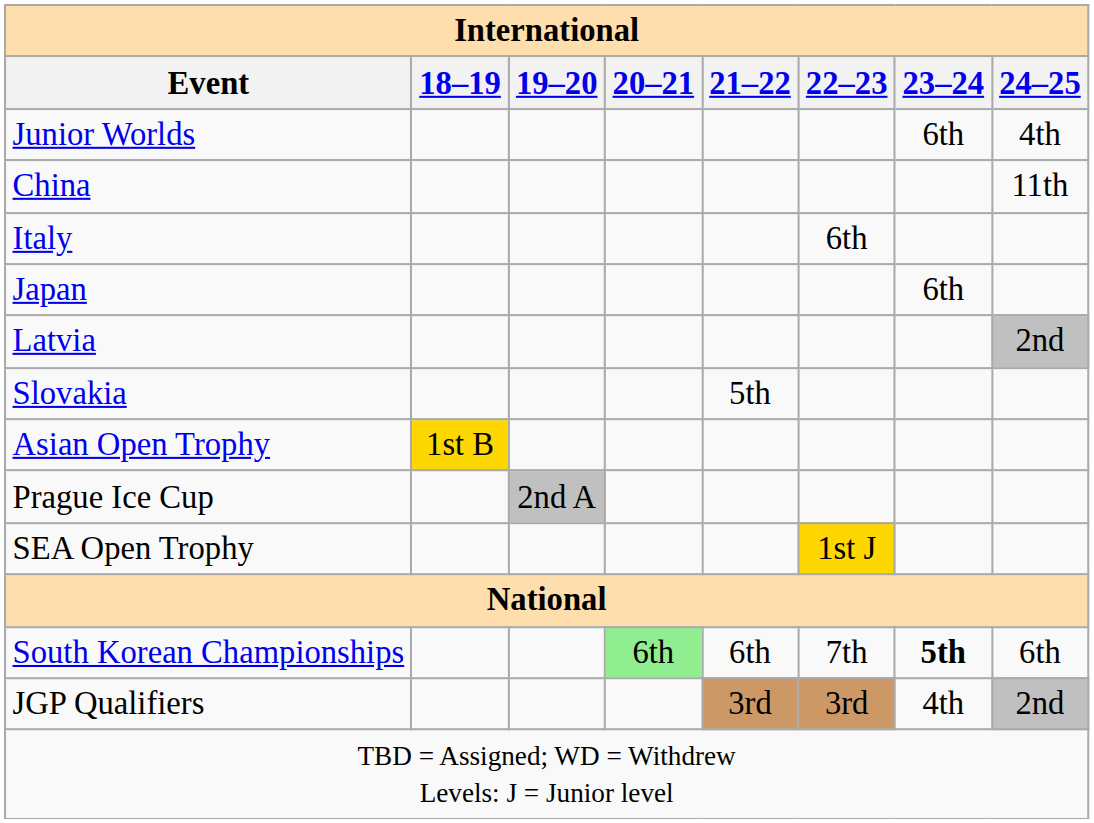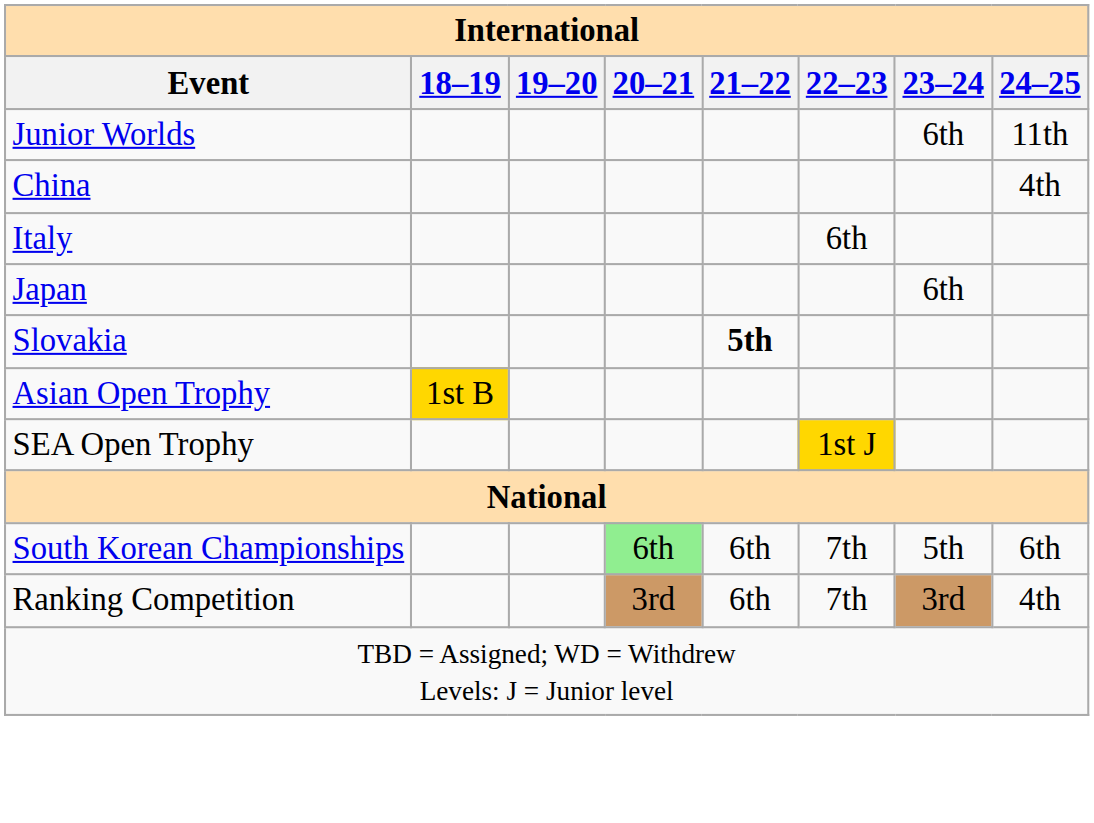(1040, 133) 4th -> (1040, 133) 11th
(1040, 185) 11th -> (1040, 185) 4th
- row: (54, 340)
(750, 392) normal -> (750, 340) bold
- row: (113, 496)
(943, 651) bold -> (943, 548) normal
+ row: (154, 599)
- row: (108, 703)
